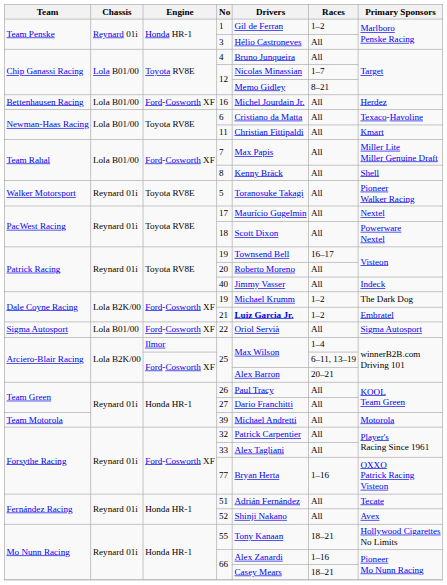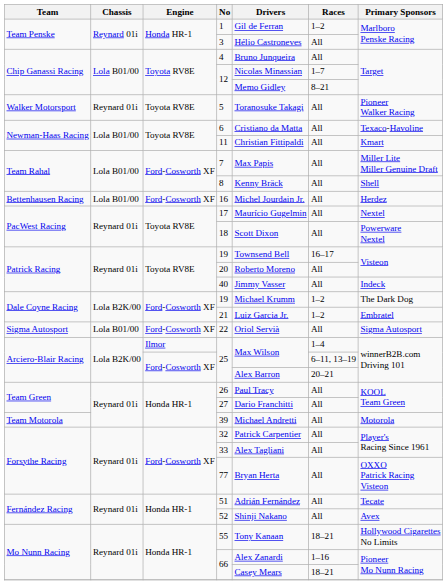rows swapped: (170, 193) <-> (180, 101)
(264, 314) bold -> (261, 314) normal
(320, 475) 1–16 -> (317, 475) All
